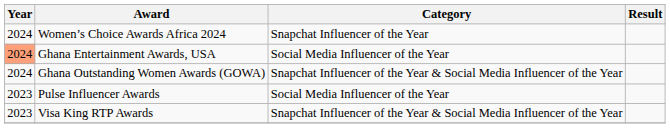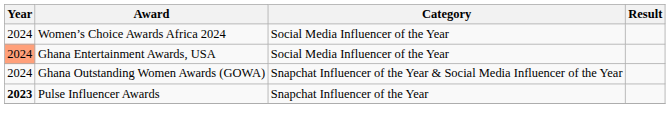(350, 34) Snapchat Influencer of the Year -> (360, 34) Social Media Influencer of the Year
(20, 93) normal -> (20, 93) bold
(360, 93) Social Media Influencer of the Year -> (350, 93) Snapchat Influencer of the Year
- row: (96, 113)
